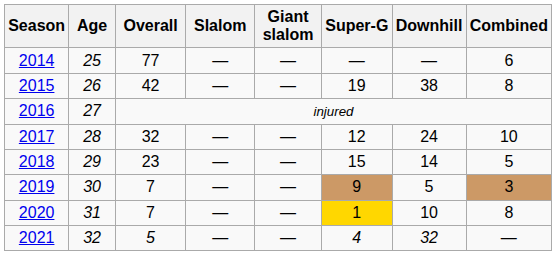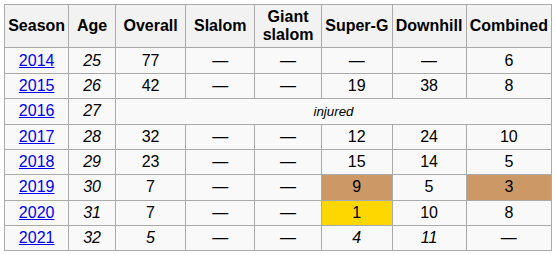(429, 238) 32 -> (429, 238) 11
